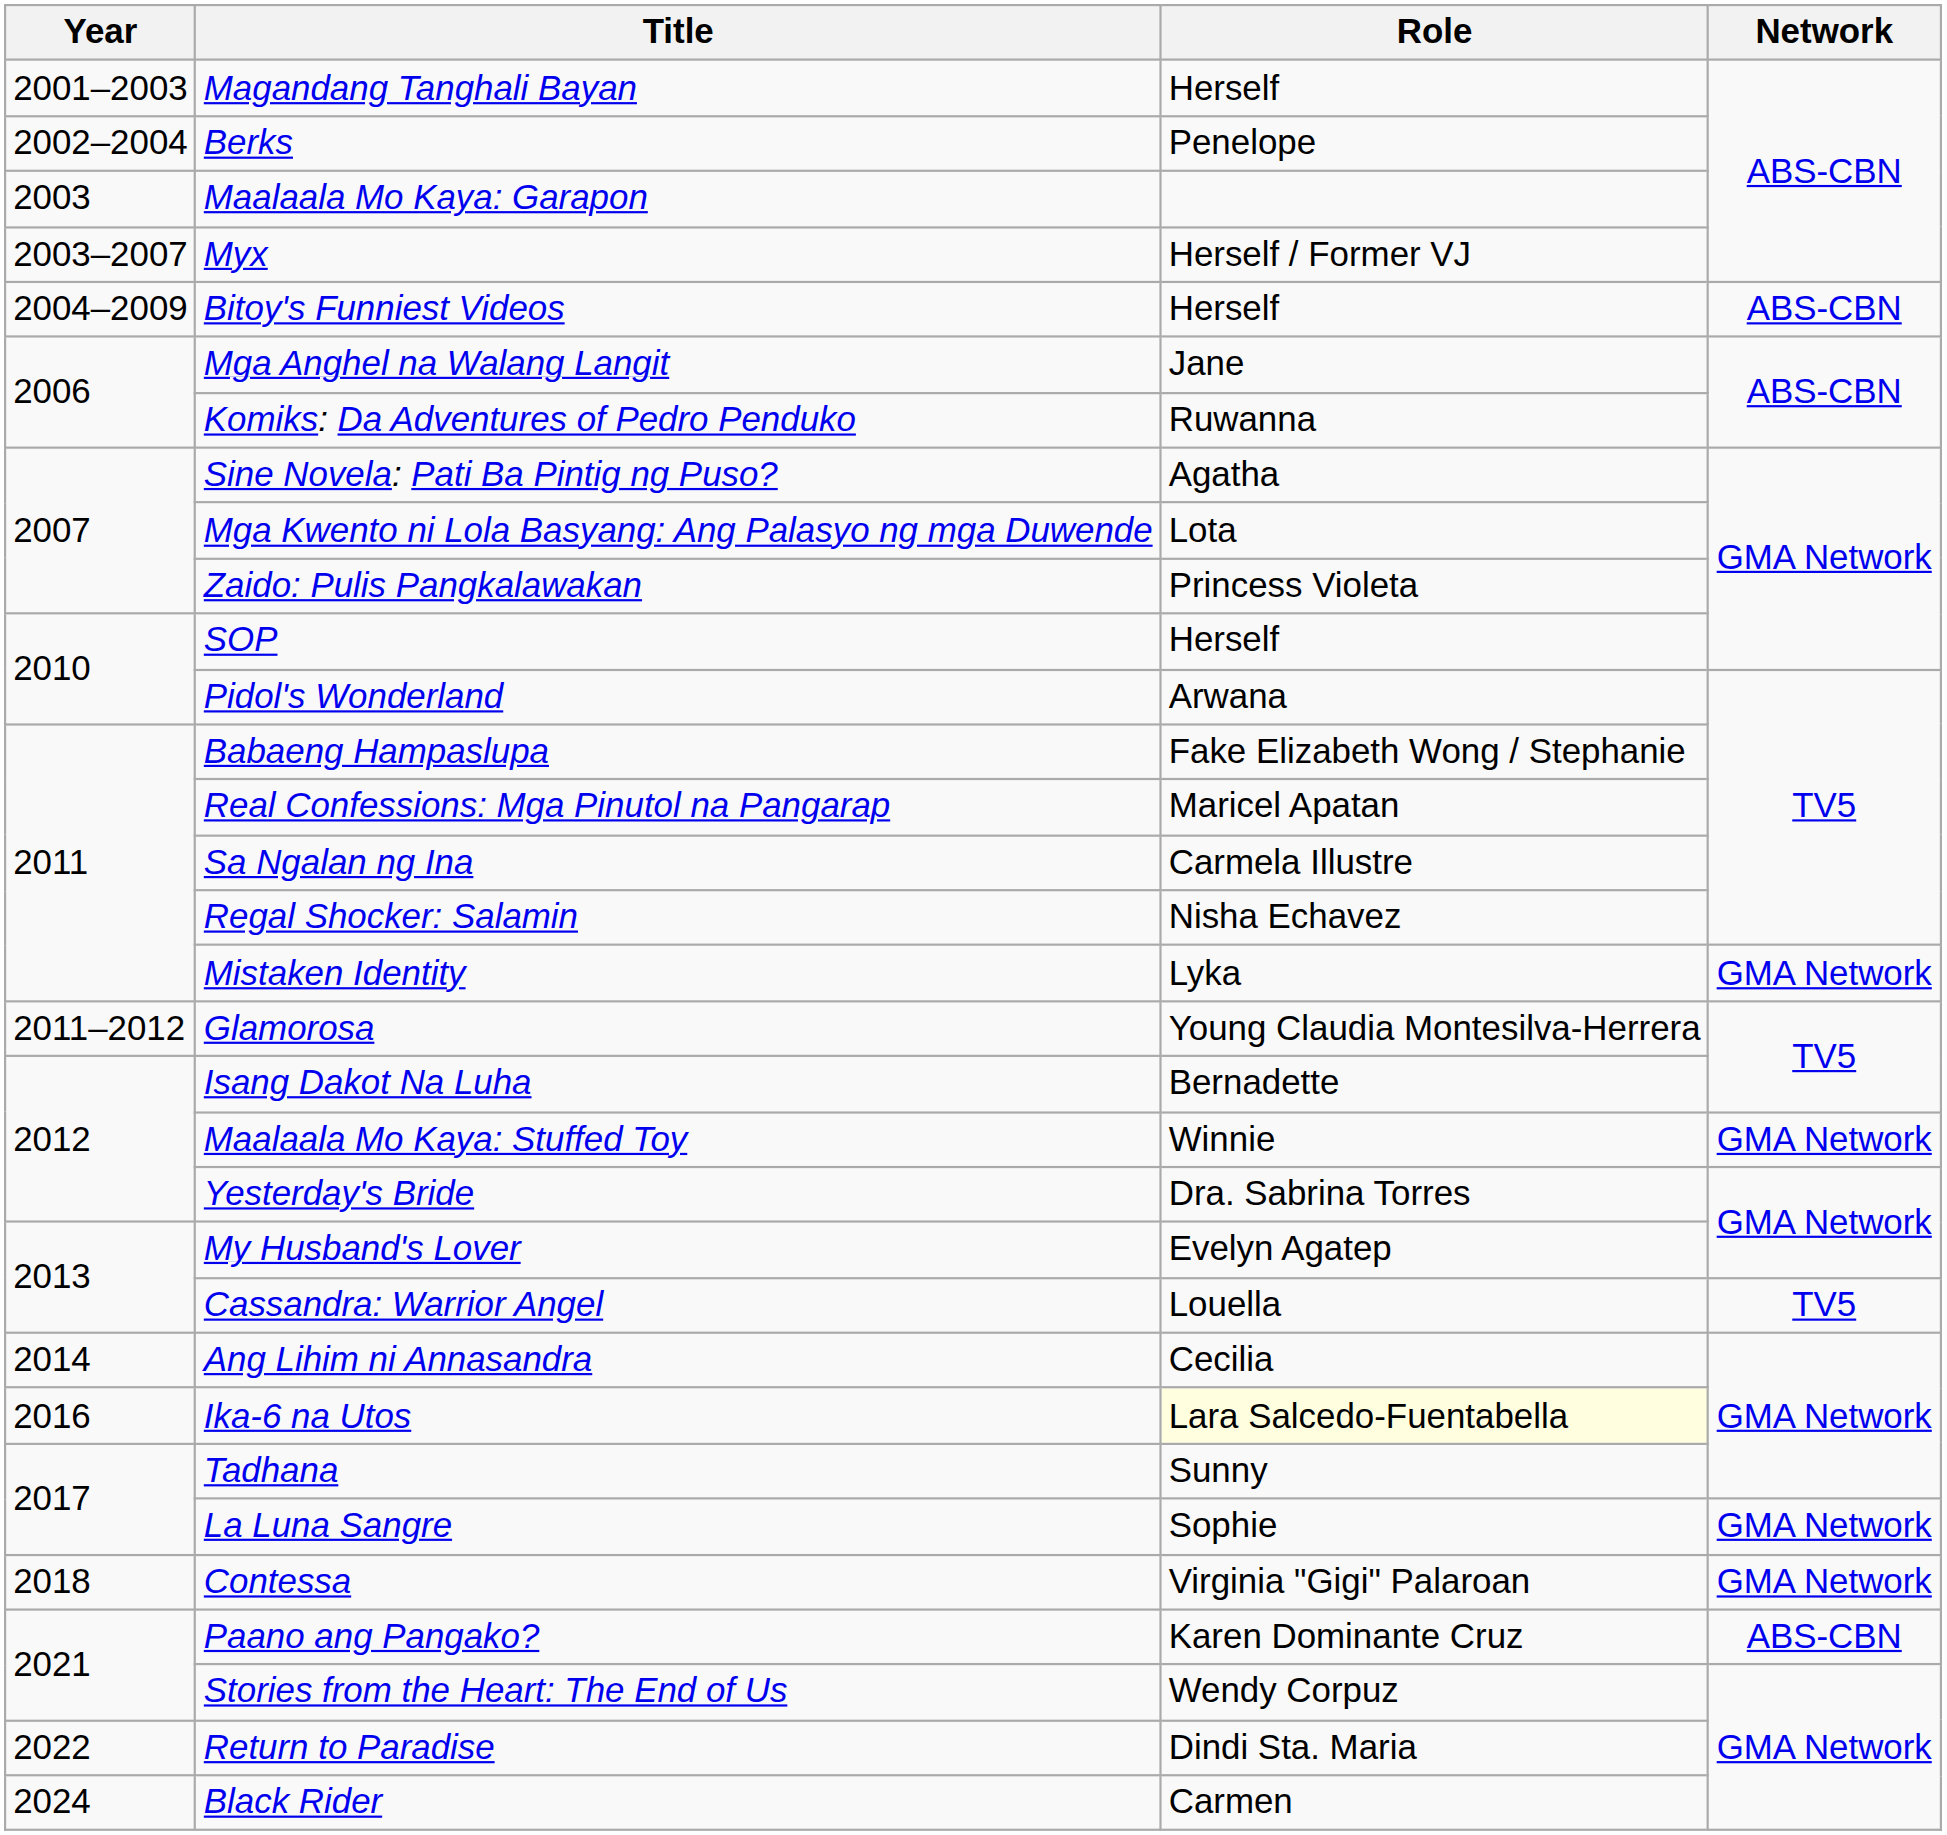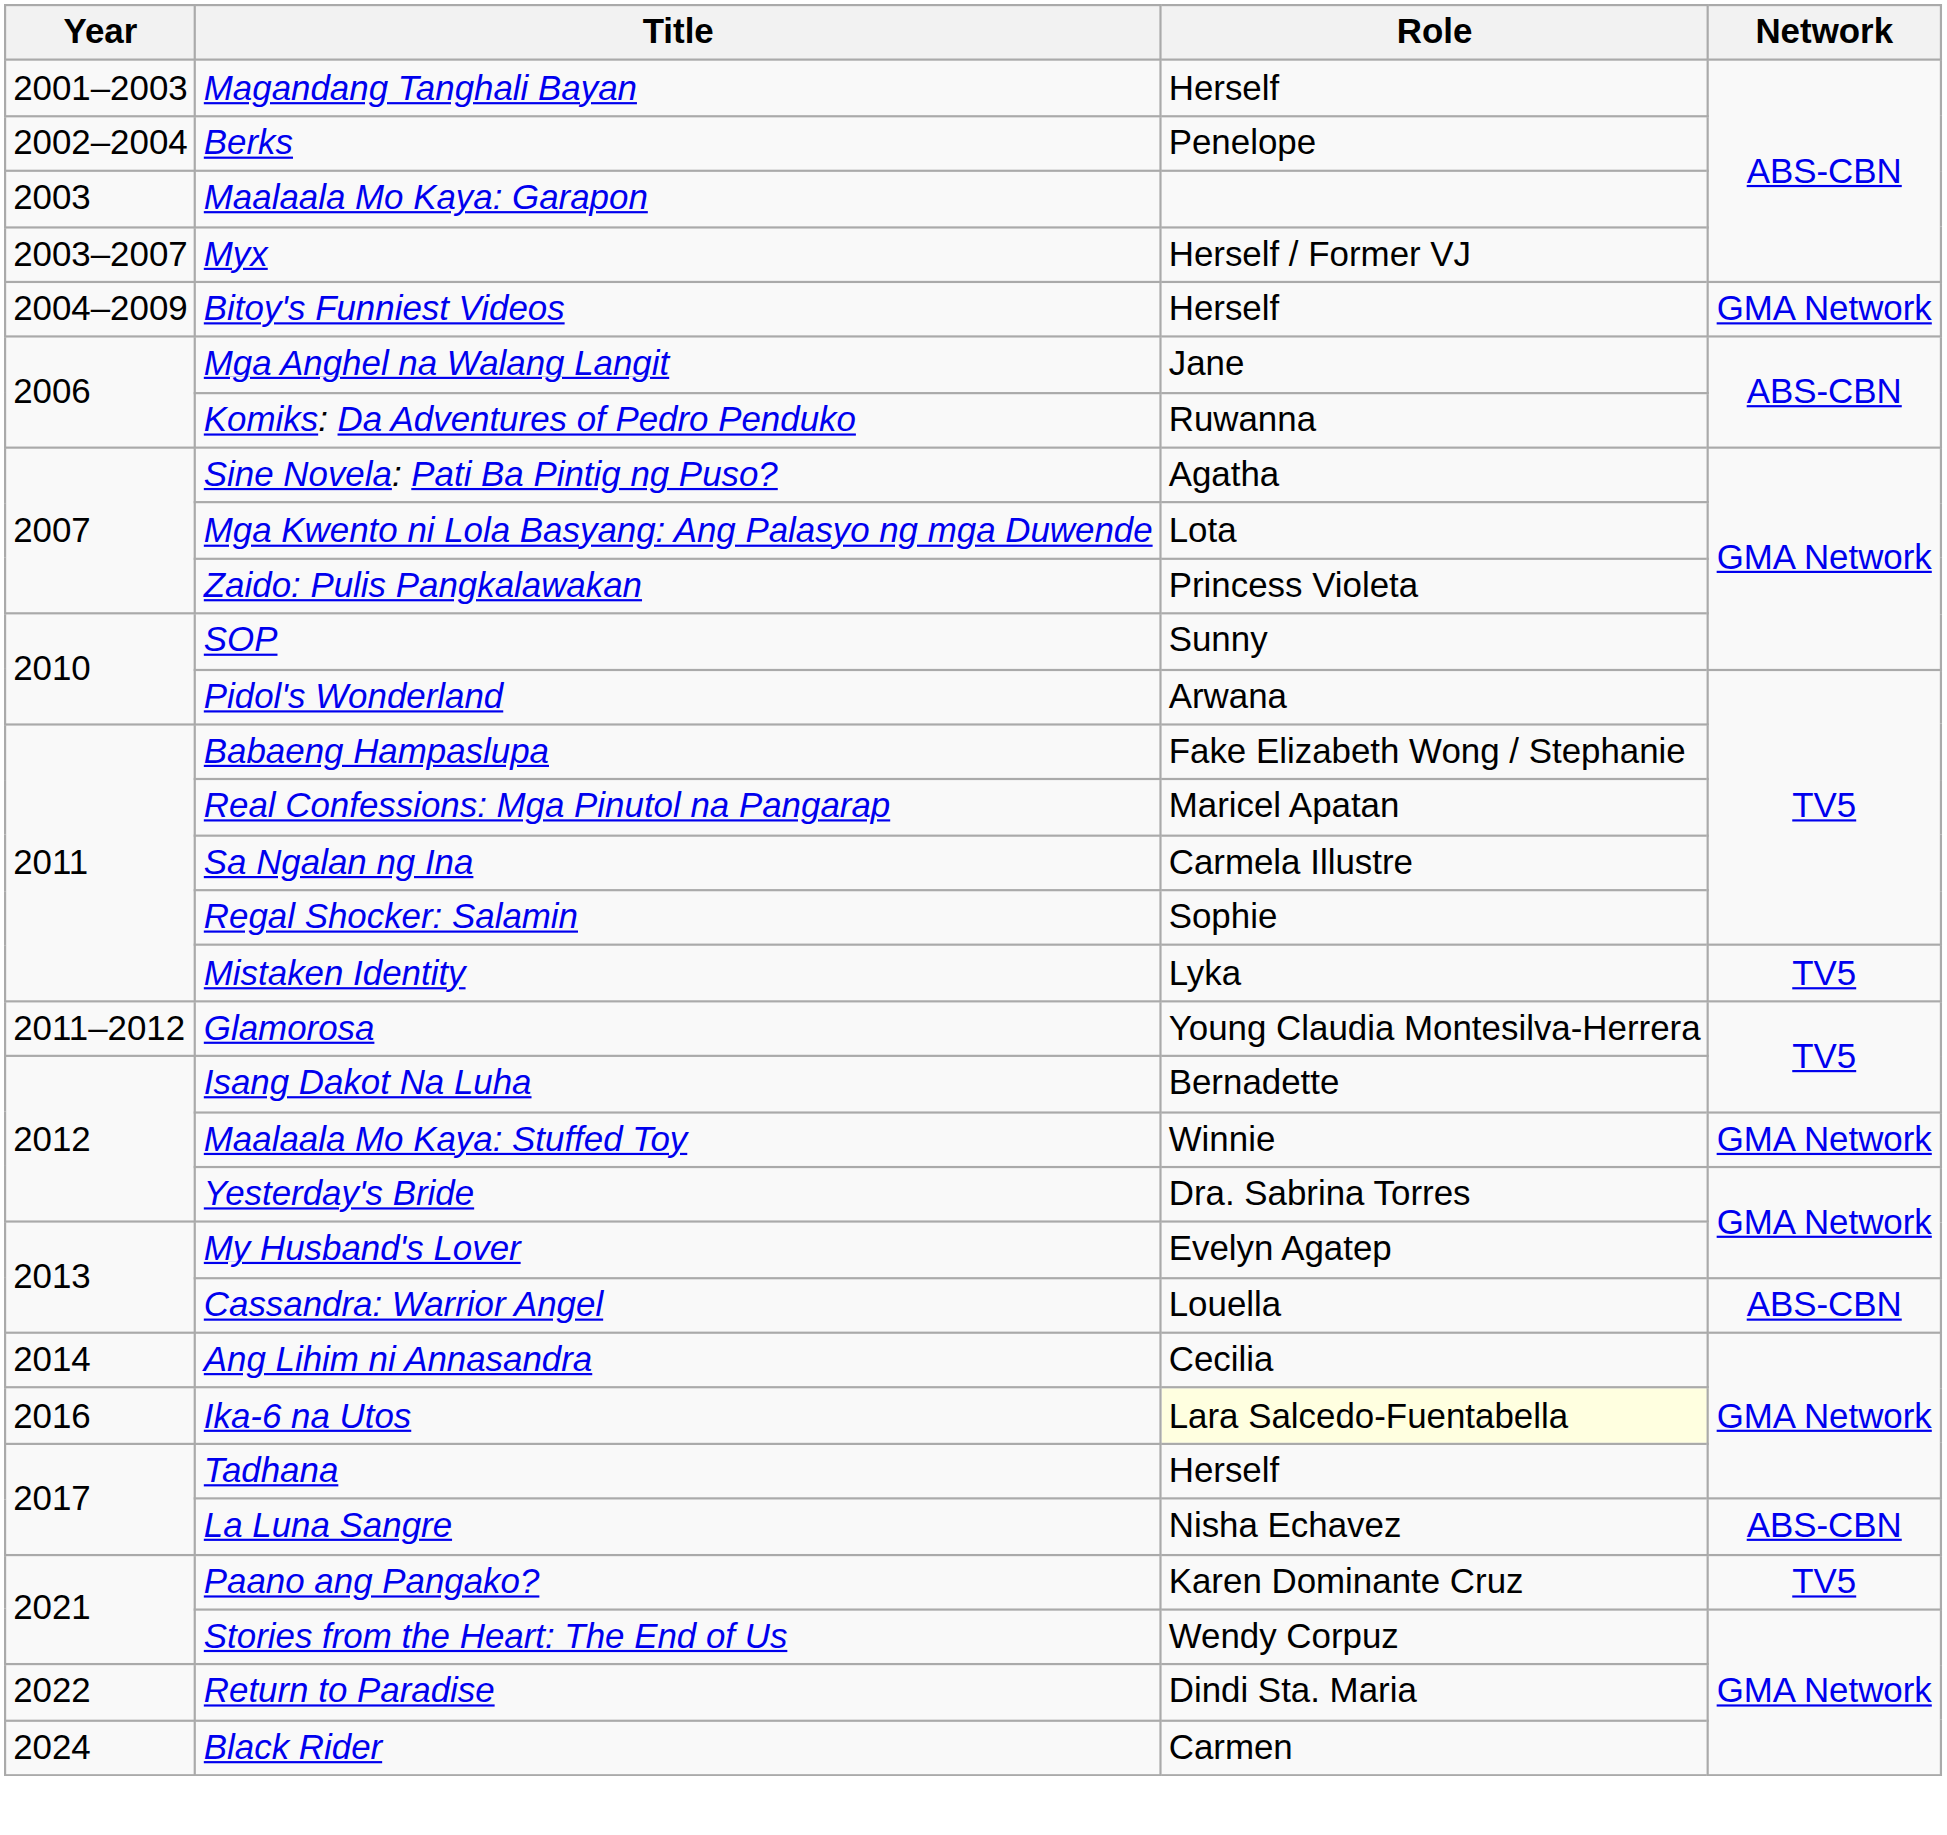(1824, 308) ABS-CBN -> (1824, 308) GMA Network
(1224, 640) Herself -> (1218, 640) Sunny
(1285, 917) Nisha Echavez -> (1223, 917) Sophie
(1824, 972) GMA Network -> (1824, 972) TV5
(1824, 1304) TV5 -> (1824, 1304) ABS-CBN
(1218, 1470) Sunny -> (1224, 1470) Herself
(1223, 1525) Sophie -> (1285, 1525) Nisha Echavez
(1824, 1525) GMA Network -> (1824, 1525) ABS-CBN
- row: (277, 1581)
(1824, 1636) ABS-CBN -> (1824, 1581) TV5
